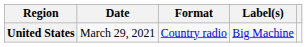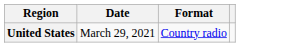- column: (263, 13)
